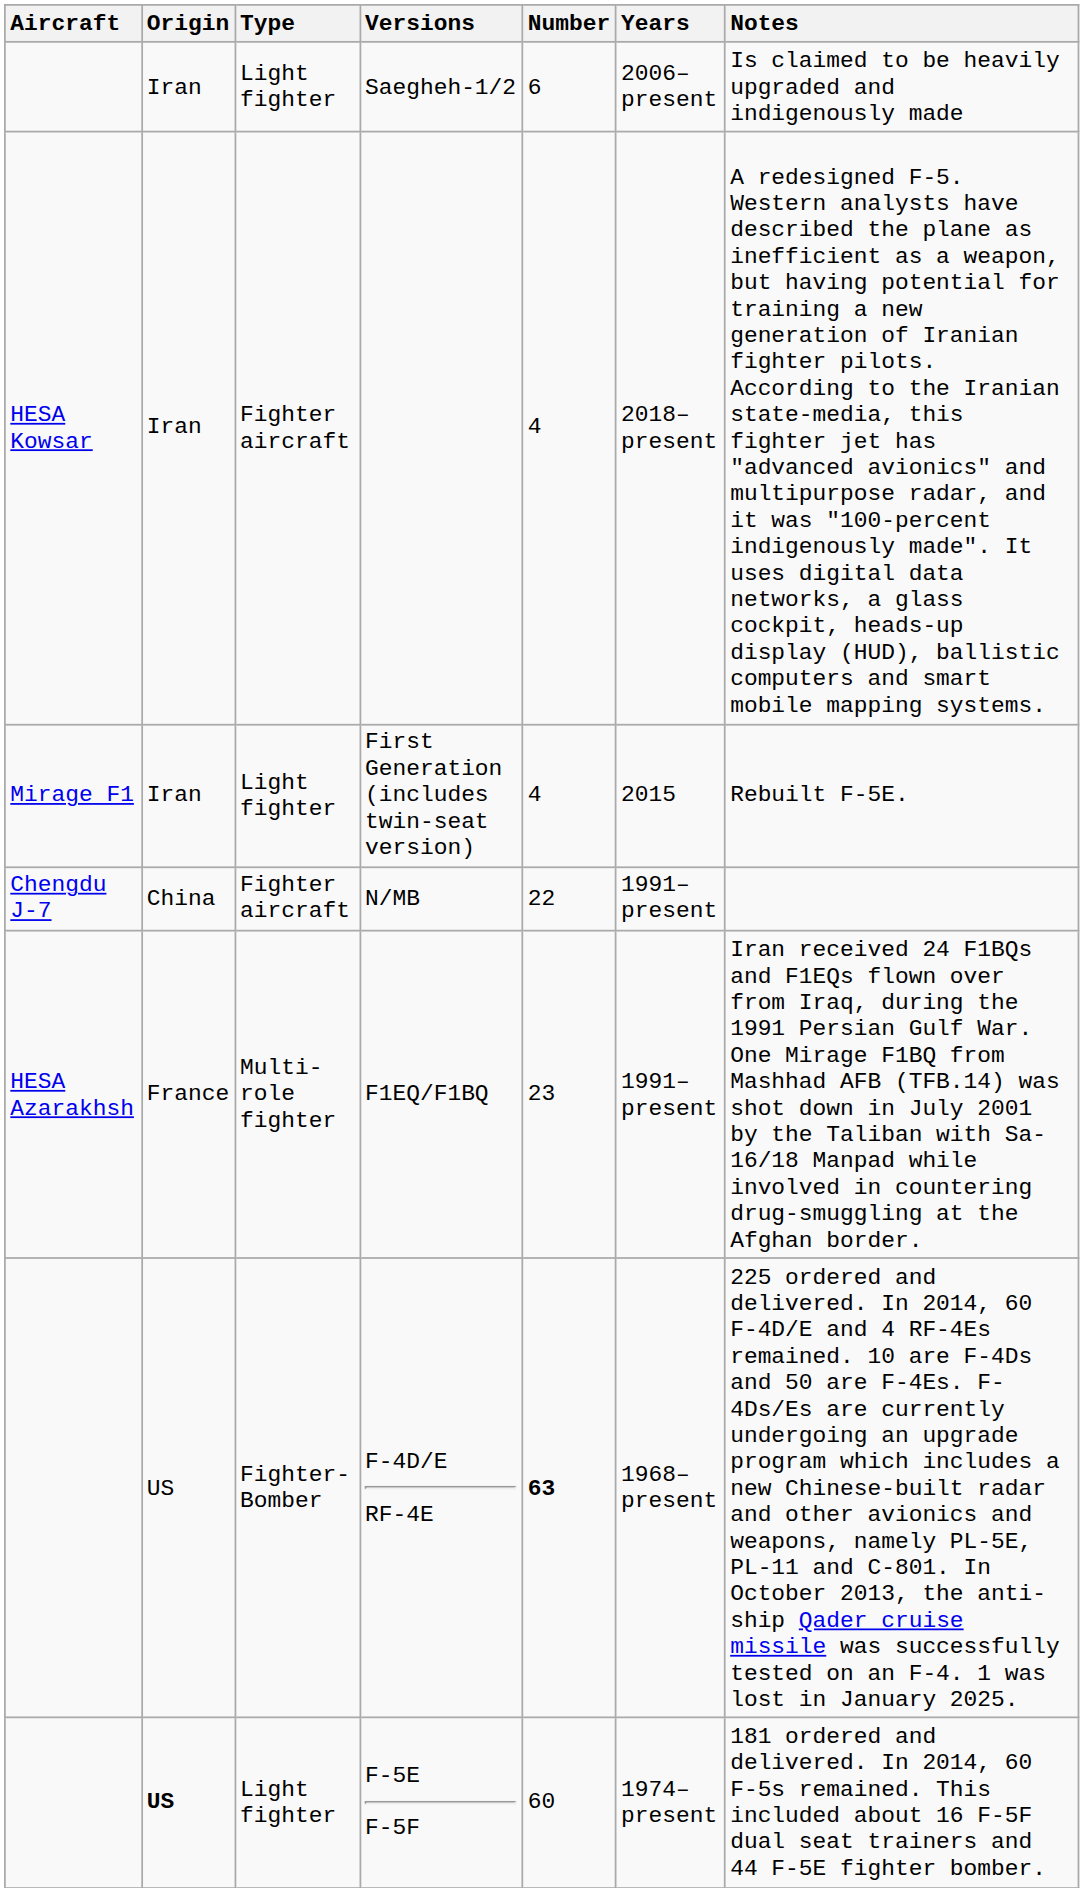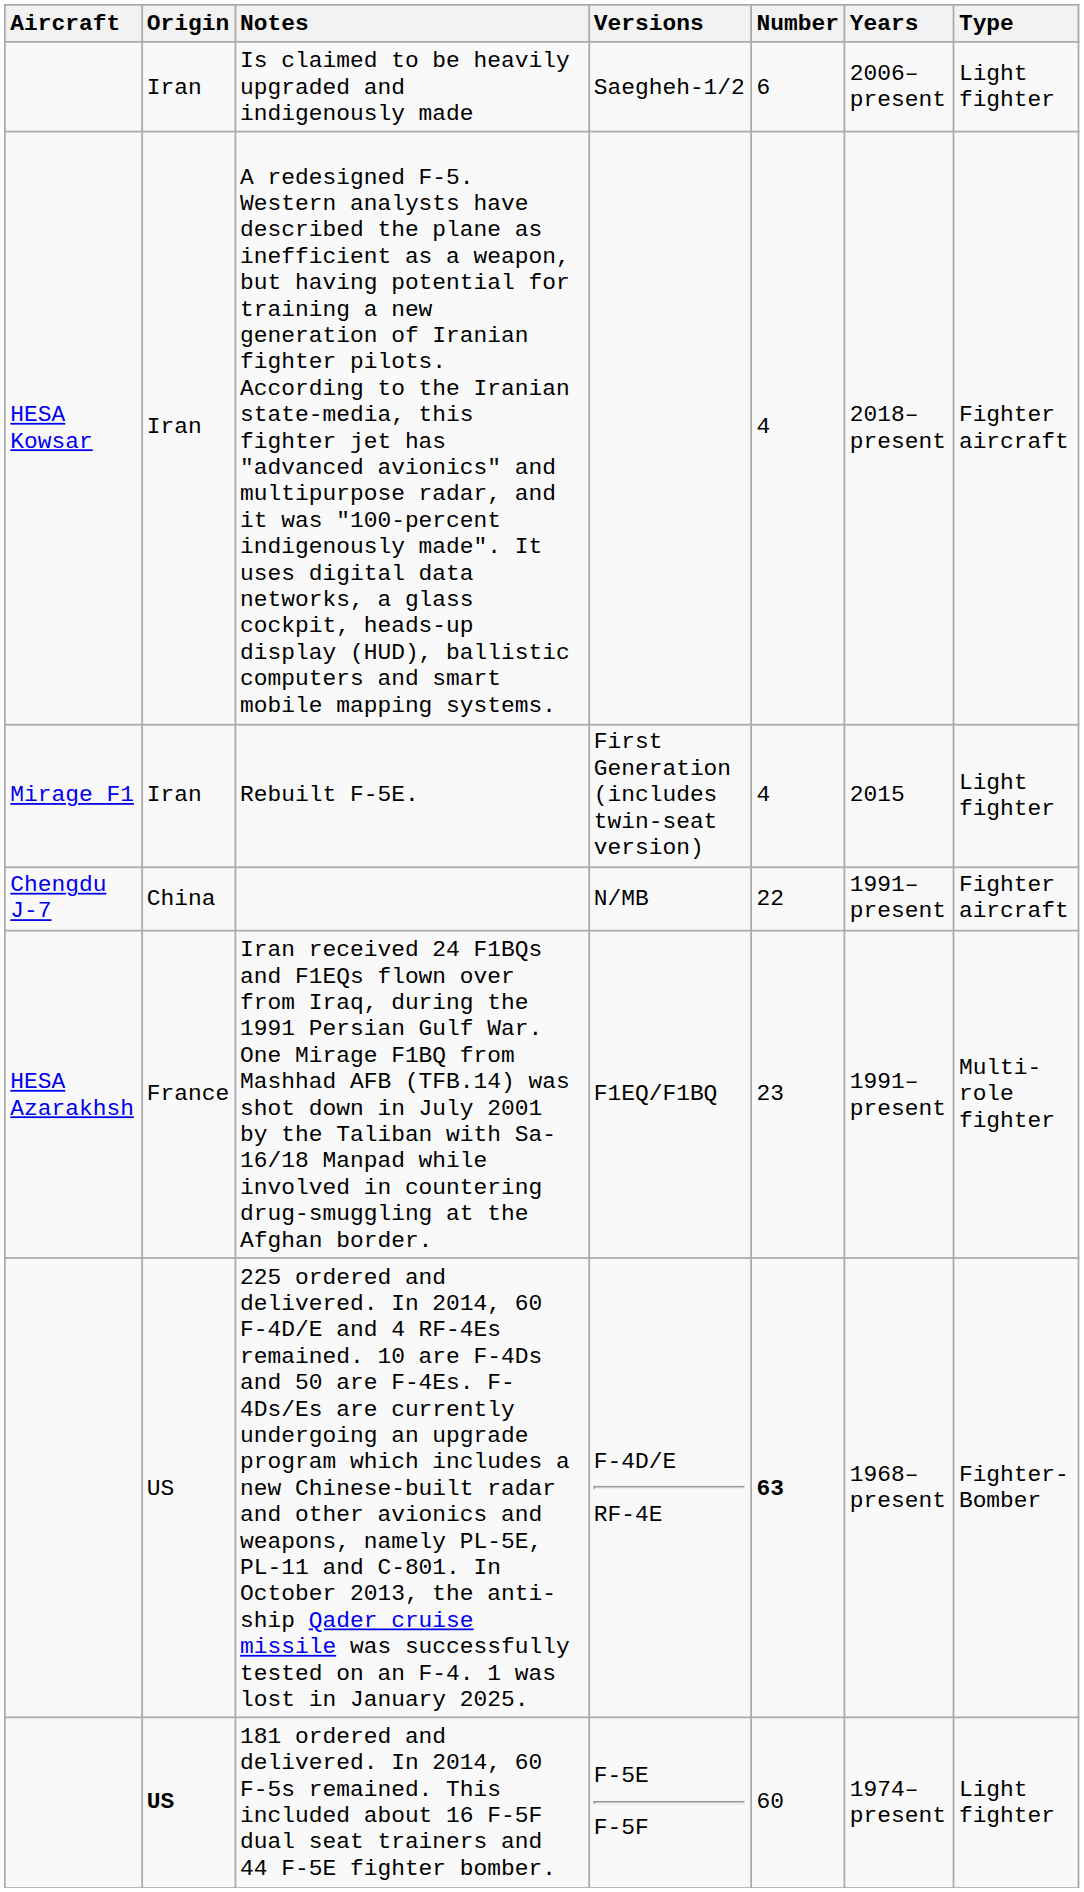columns swapped: (268, 24) <-> (764, 24)
